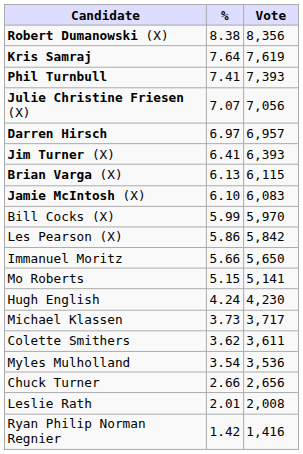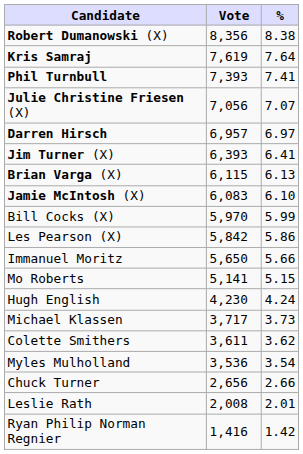columns swapped: (271, 15) <-> (225, 15)
